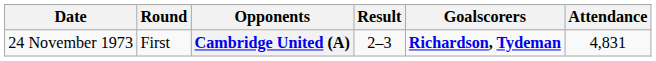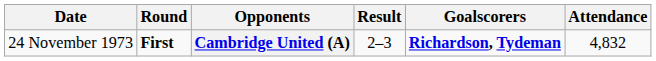(155, 42) normal -> (157, 42) bold
(608, 42) 4,831 -> (608, 42) 4,832
